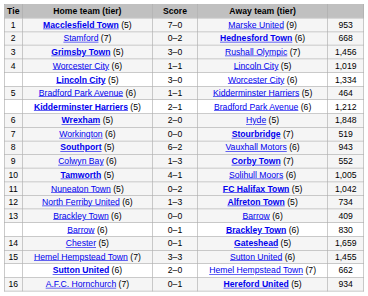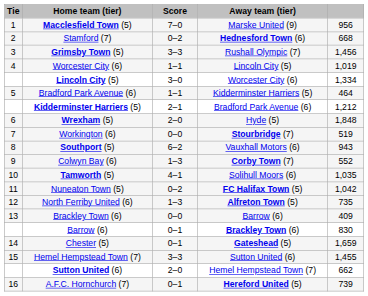(346, 25) 953 -> (346, 25) 956
(175, 52) 3–0 -> (175, 52) 3–3
(346, 175) 1,005 -> (346, 175) 1,035
(346, 203) 734 -> (346, 203) 735
(346, 285) 934 -> (346, 285) 739
